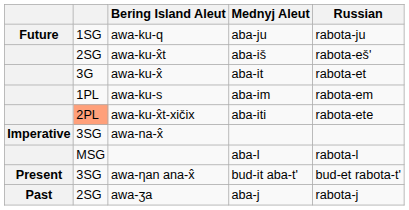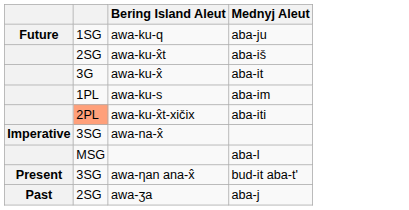- column: (358, 14)
